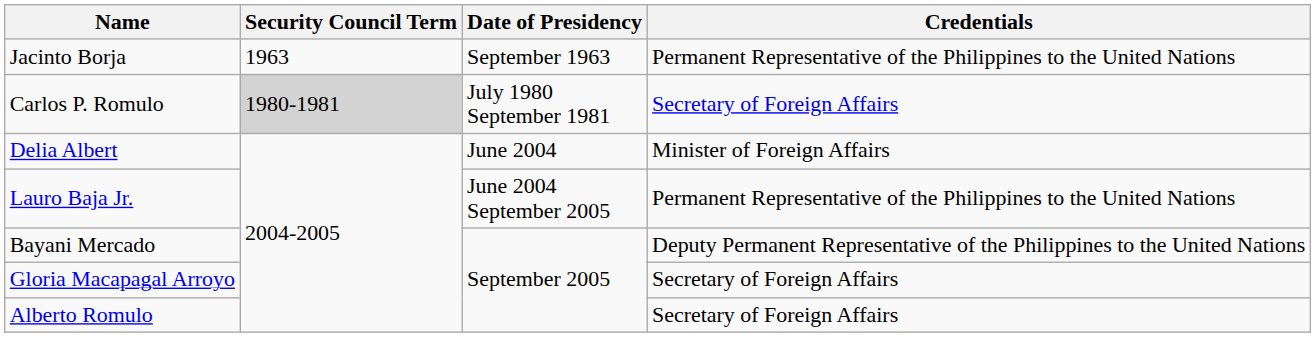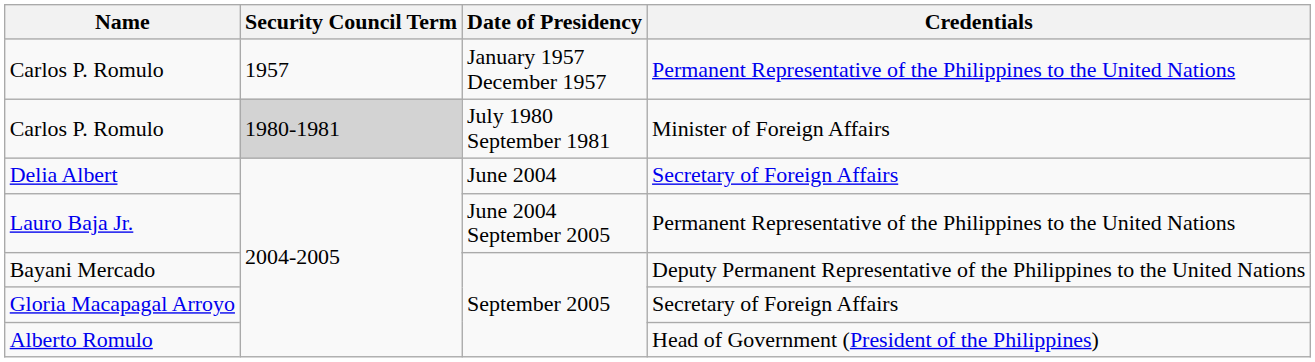+ row: (87, 68)
- row: (68, 56)
(775, 103) Secretary of Foreign Affairs -> (771, 128) Minister of Foreign Affairs
(771, 150) Minister of Foreign Affairs -> (775, 175) Secretary of Foreign Affairs
(775, 314) Secretary of Foreign Affairs -> (875, 339) Head of Government (President of the Philippines)
